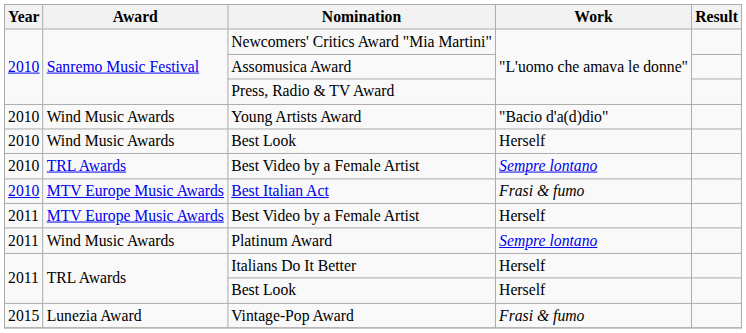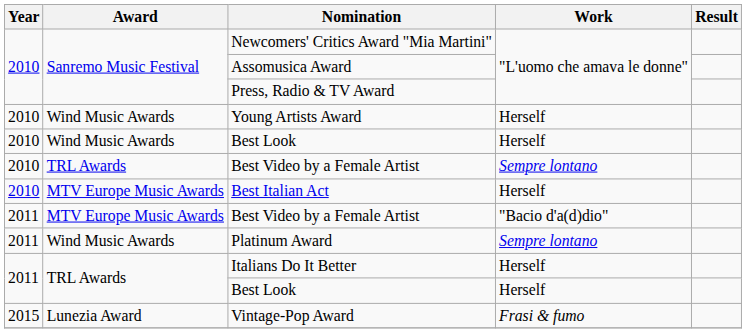(554, 116) "Bacio d'a(d)dio" -> (522, 116) Herself
(542, 191) Frasi & fumo -> (522, 191) Herself
(522, 215) Herself -> (554, 215) "Bacio d'a(d)dio"
